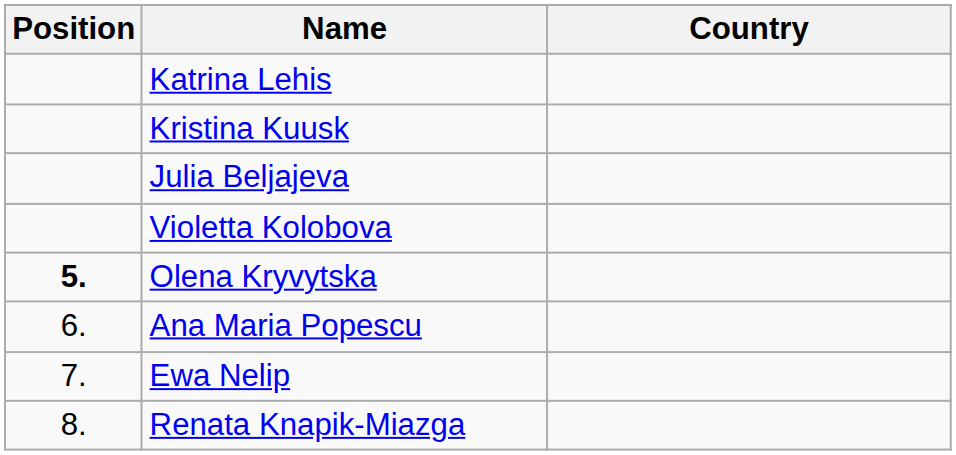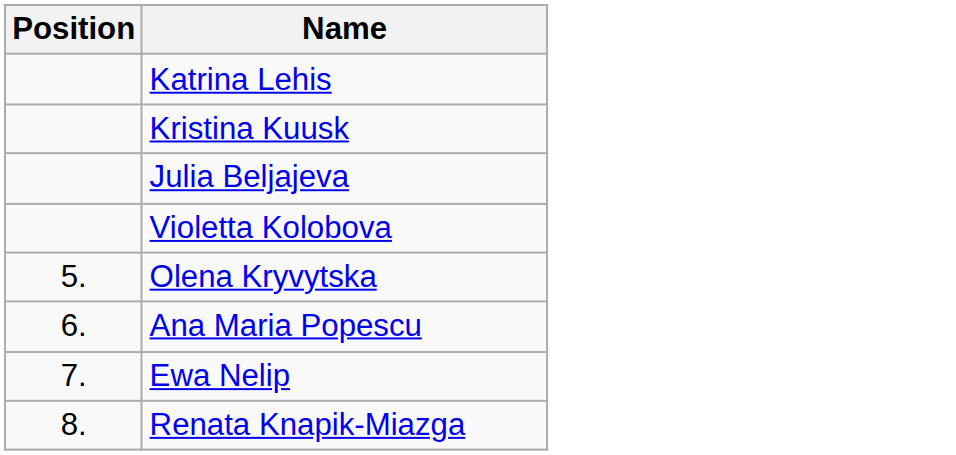- column: (749, 29)
(74, 276) bold -> (74, 276) normal
